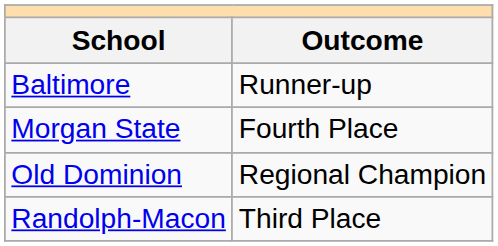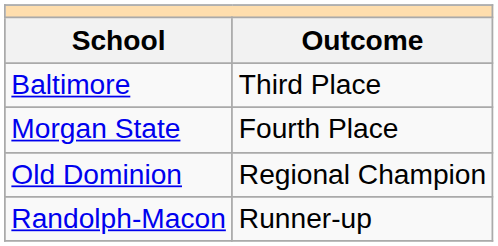(305, 84) Runner-up -> (310, 84) Third Place
(310, 218) Third Place -> (305, 218) Runner-up
